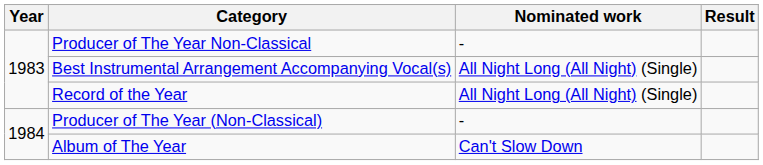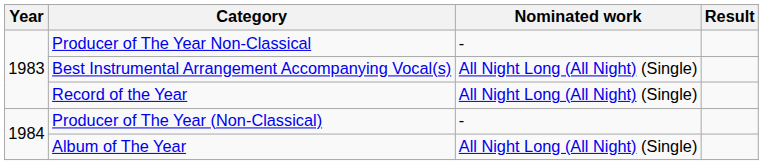(521, 146) Can't Slow Down -> (578, 146) All Night Long (All Night) (Single)
